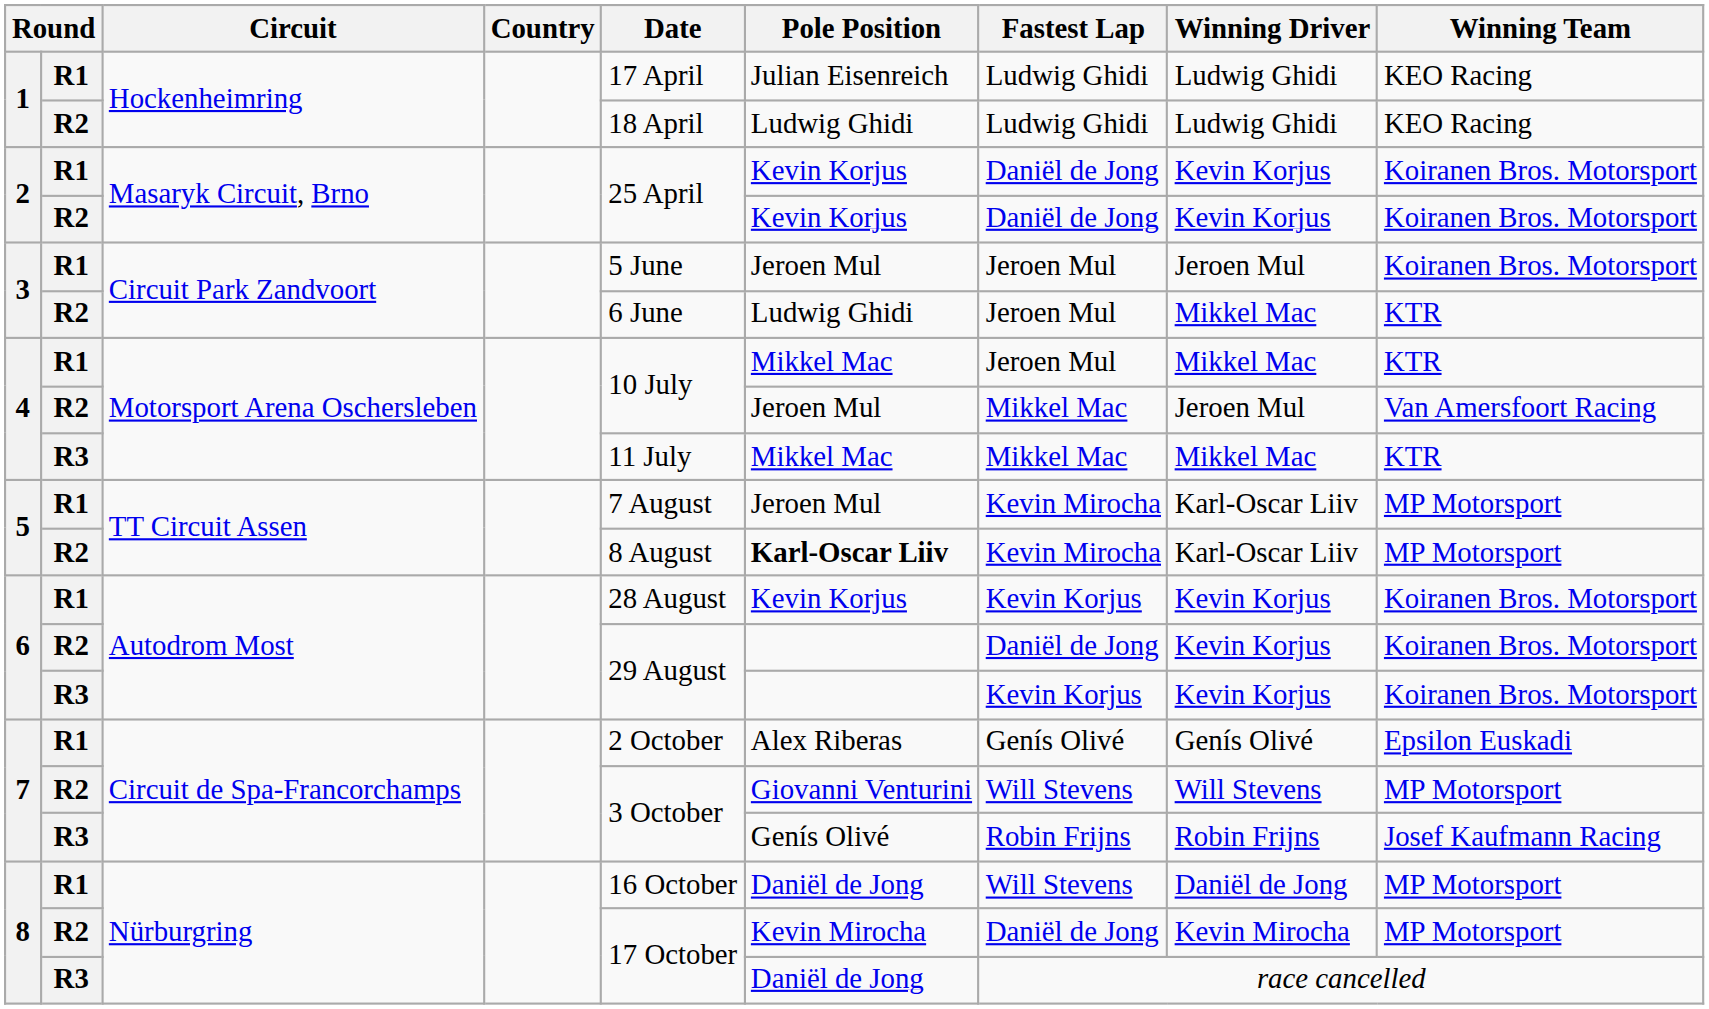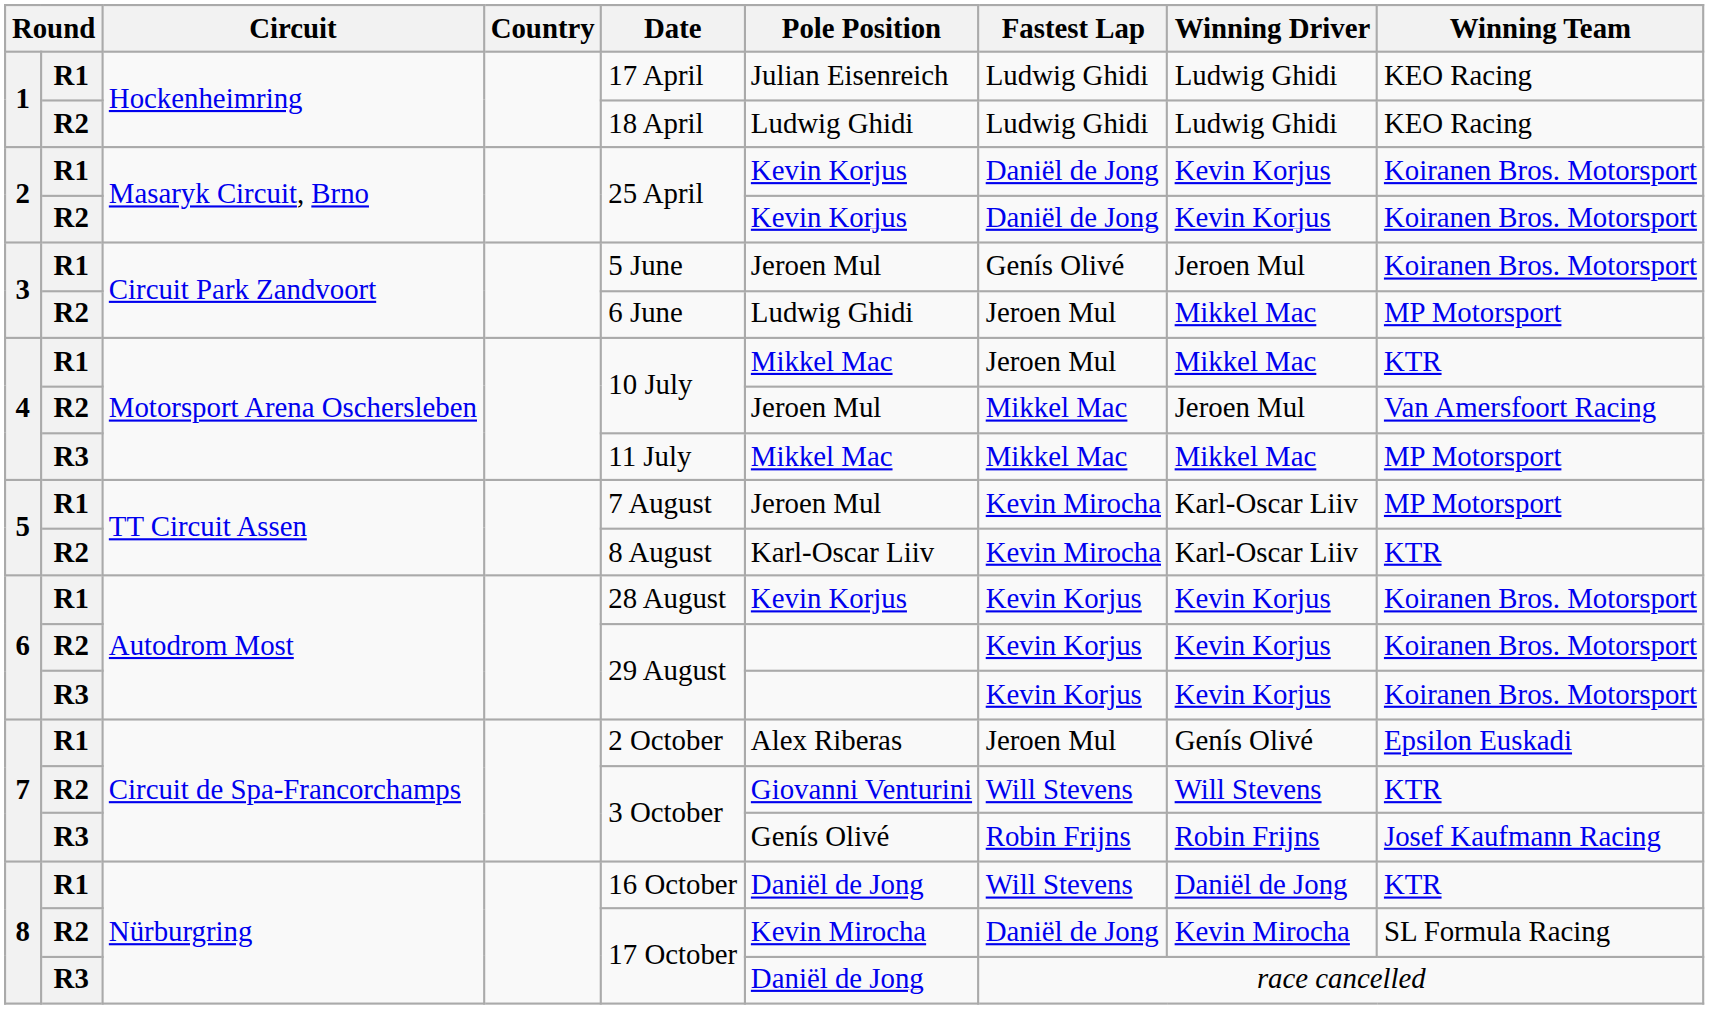(1051, 265) Jeroen Mul -> (1055, 265) Genís Olivé
(1413, 313) KTR -> (1473, 313) MP Motorsport
(1413, 455) KTR -> (1473, 455) MP Motorsport
(849, 551) bold -> (842, 551) normal
(1473, 551) MP Motorsport -> (1413, 551) KTR
(1072, 646) Daniël de Jong -> (1064, 646) Kevin Korjus
(1055, 741) Genís Olivé -> (1051, 741) Jeroen Mul
(1473, 788) MP Motorsport -> (1413, 788) KTR
(1473, 884) MP Motorsport -> (1413, 884) KTR
(1473, 931) MP Motorsport -> (1497, 931) SL Formula Racing
